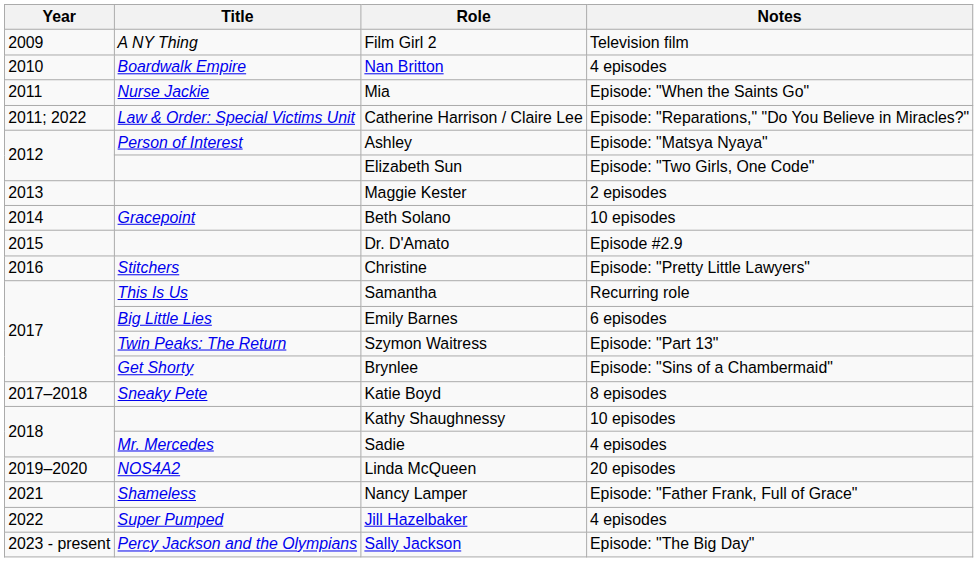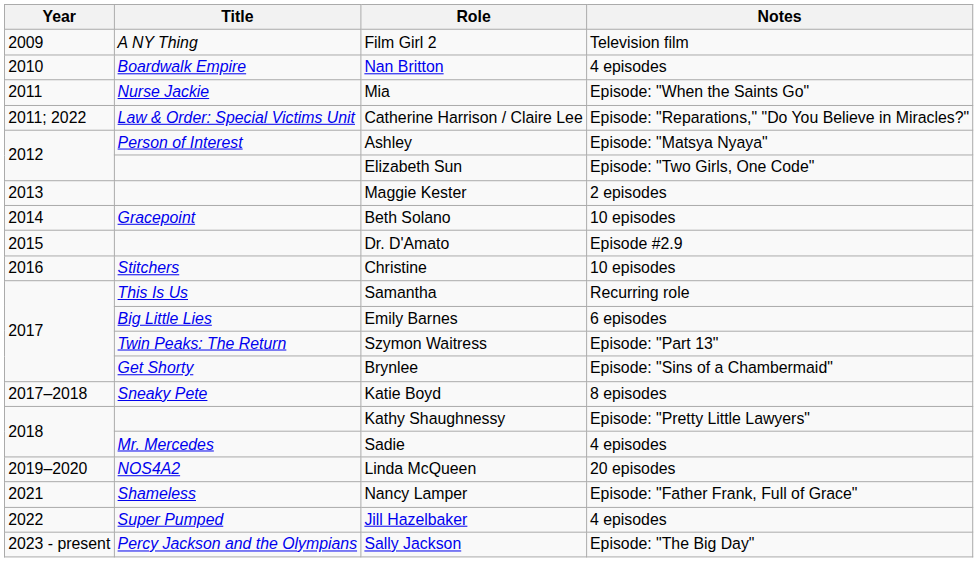(700, 268) Episode: "Pretty Little Lawyers" -> (633, 268) 10 episodes
(633, 419) 10 episodes -> (700, 419) Episode: "Pretty Little Lawyers"
